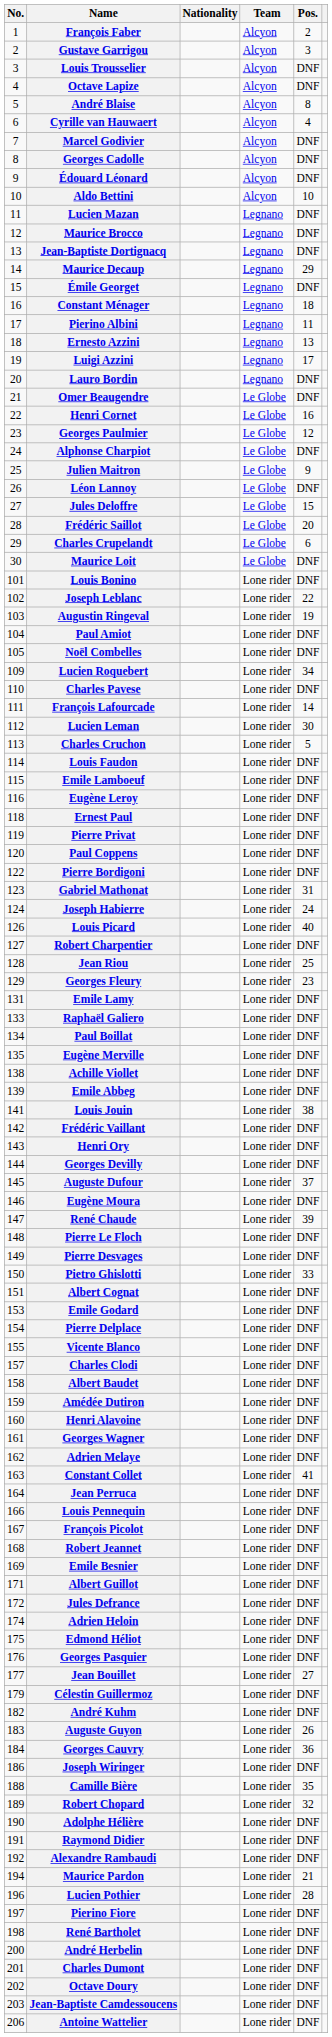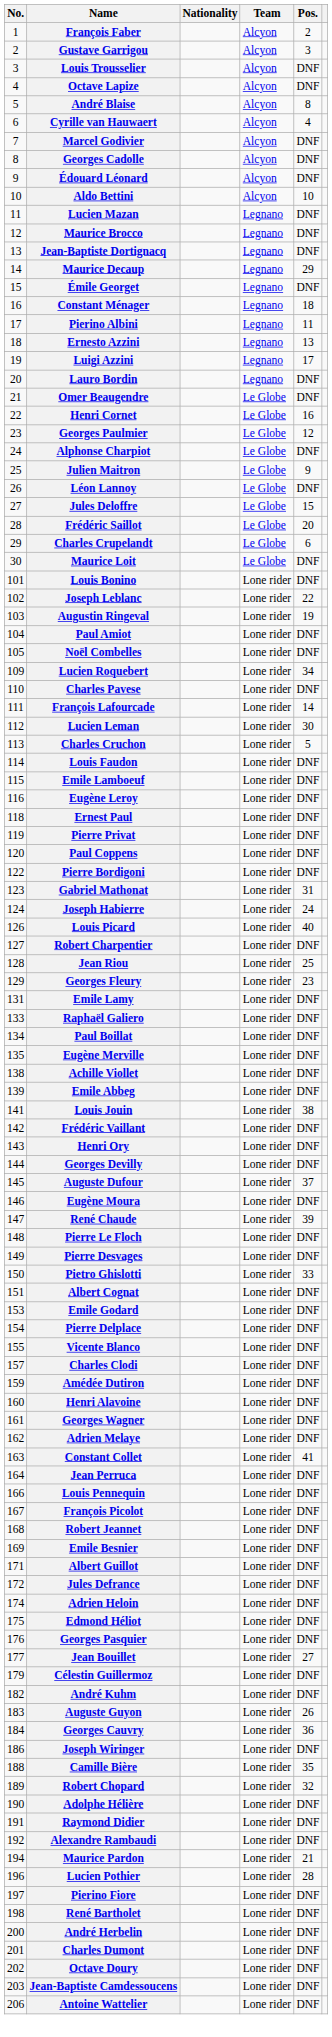- row: (103, 1383)
